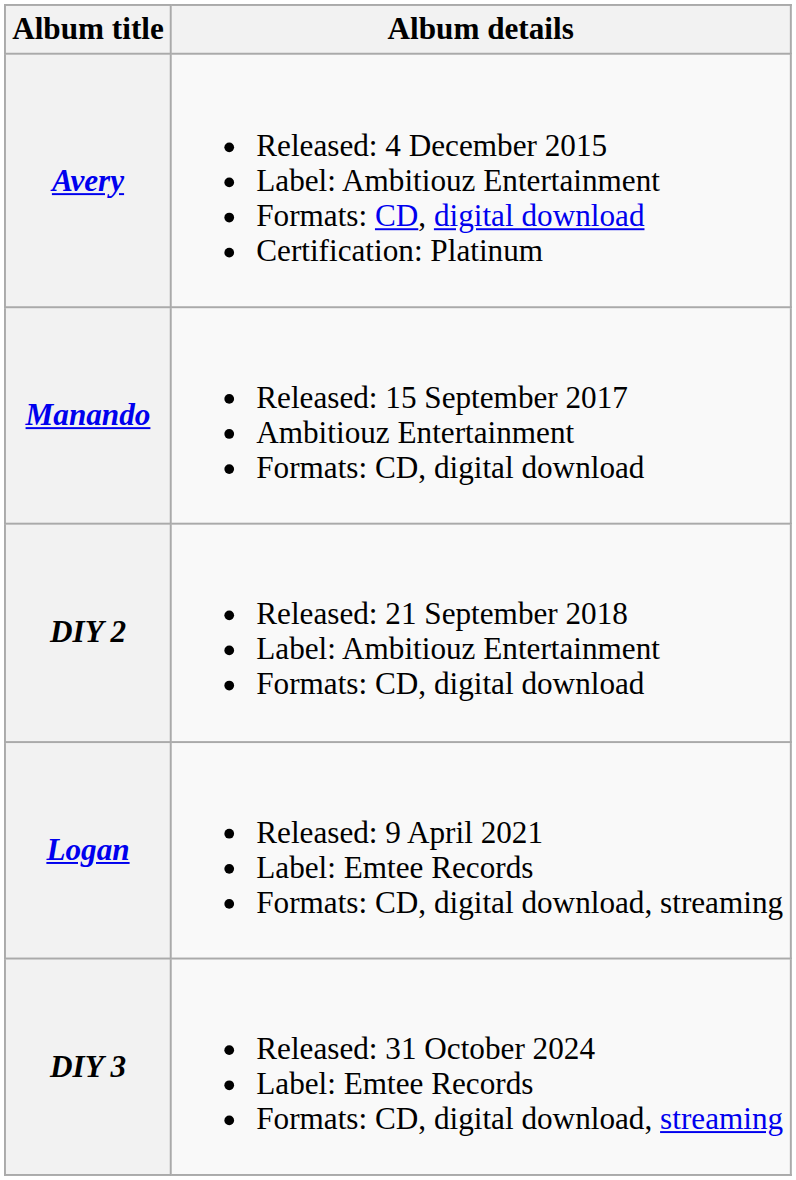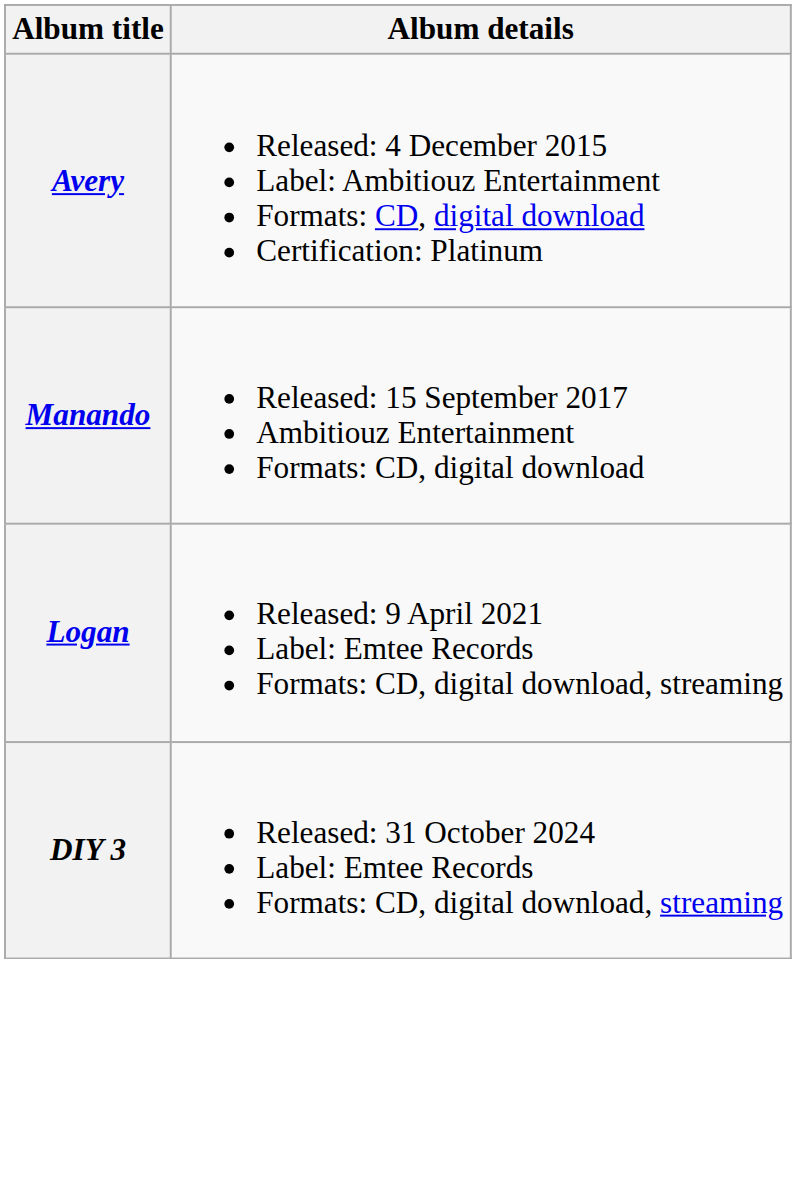- row: (88, 632)
